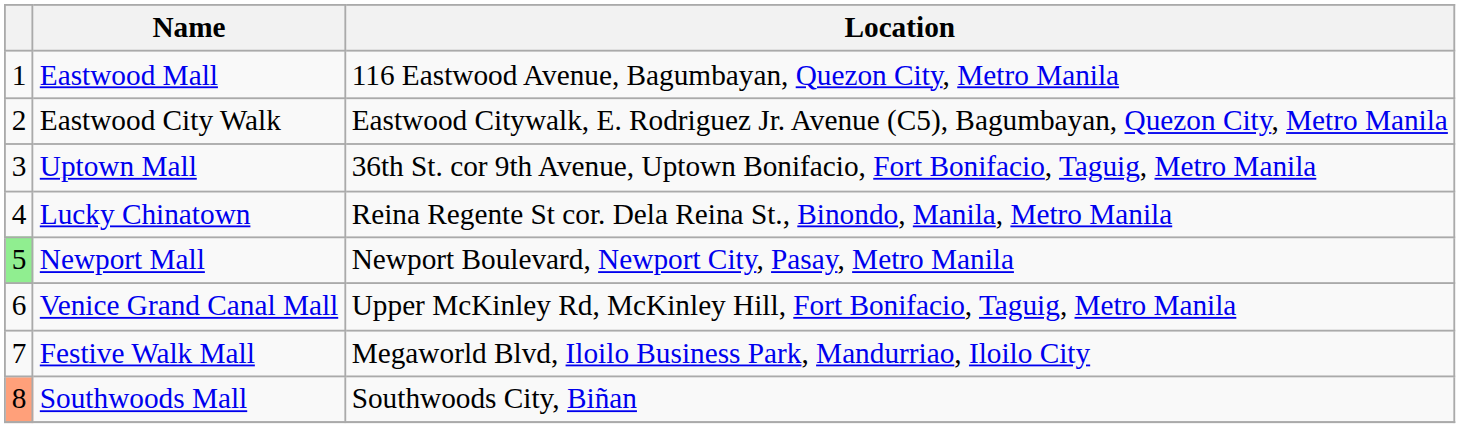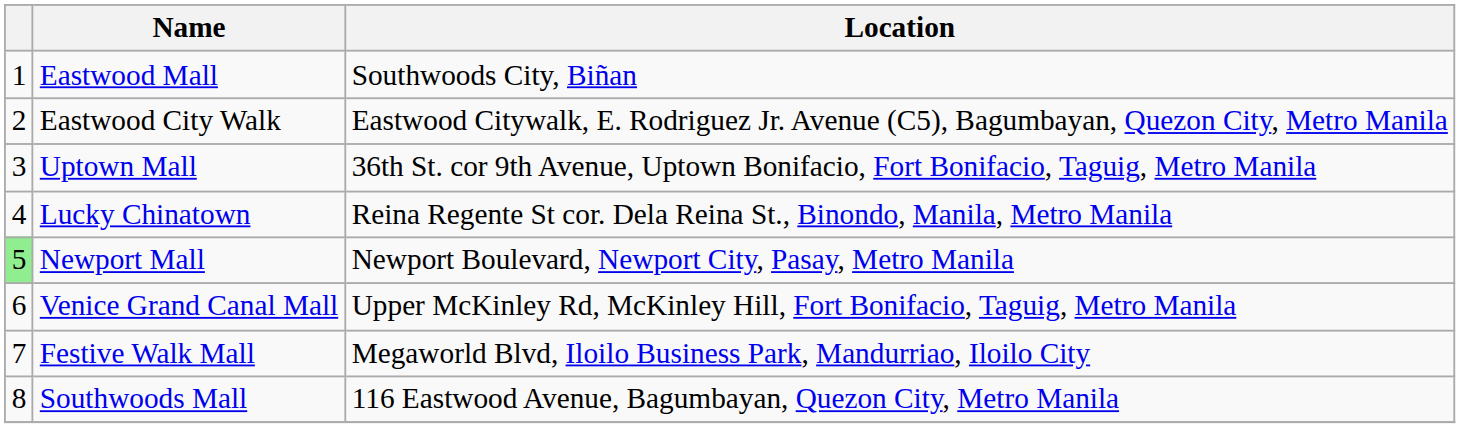(735, 74) 116 Eastwood Avenue, Bagumbayan, Quezon City, Metro Manila -> (494, 74) Southwoods City, Biñan
(19, 399) lightsalmon background -> (19, 399) no background
(494, 399) Southwoods City, Biñan -> (735, 399) 116 Eastwood Avenue, Bagumbayan, Quezon City, Metro Manila
